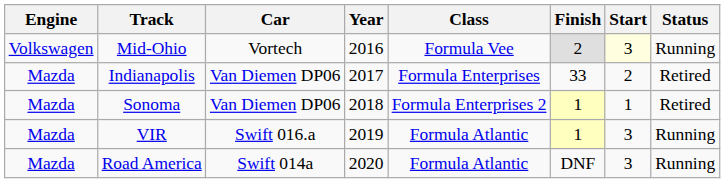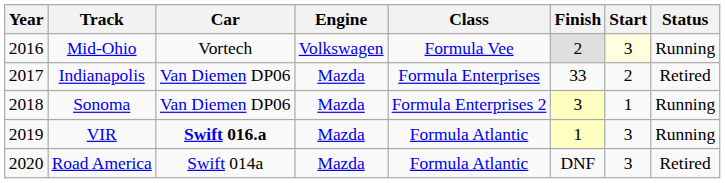columns swapped: (366, 19) <-> (51, 19)
(578, 105) 1 -> (578, 105) 3
(685, 105) Retired -> (685, 105) Running
(275, 134) normal -> (225, 134) bold
(685, 162) Running -> (685, 162) Retired
